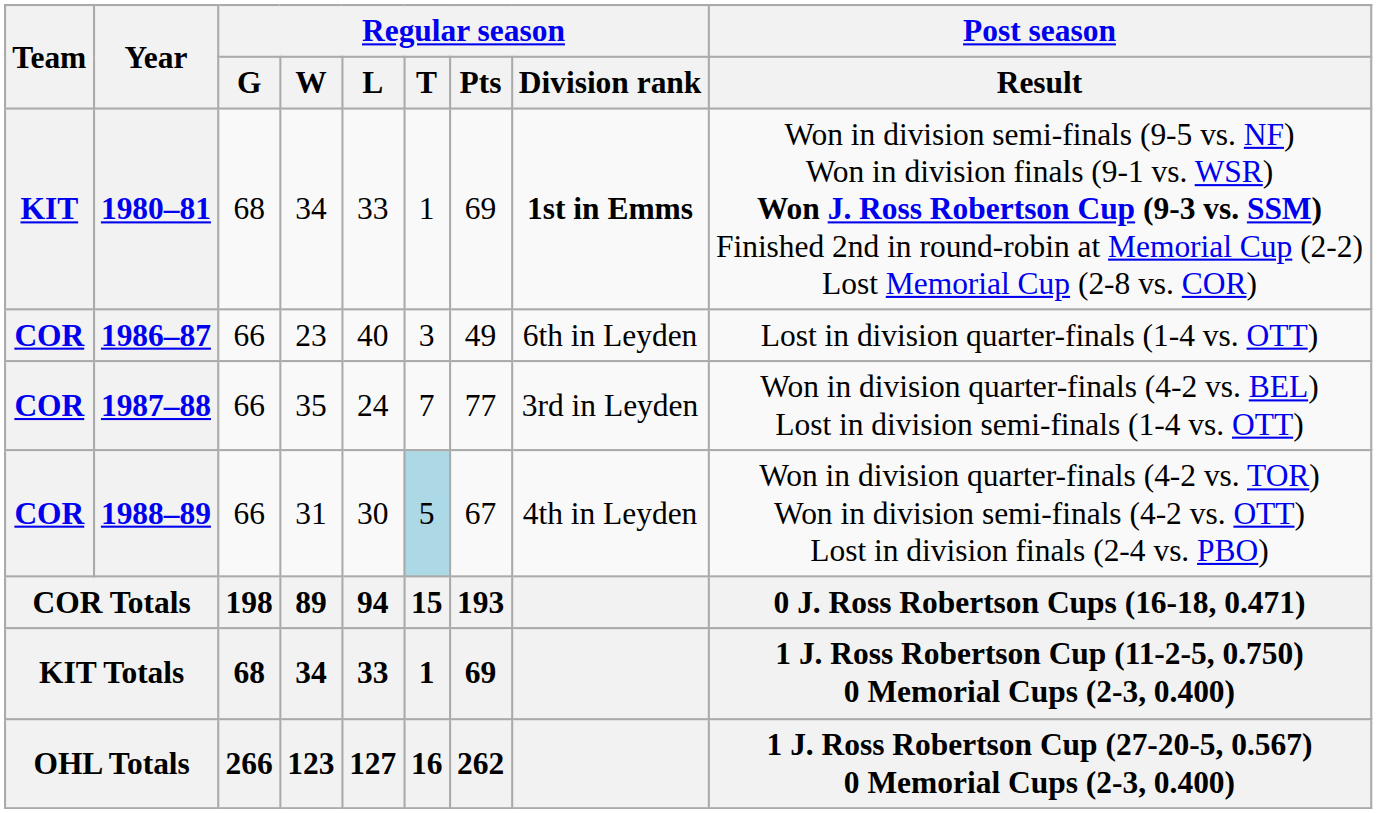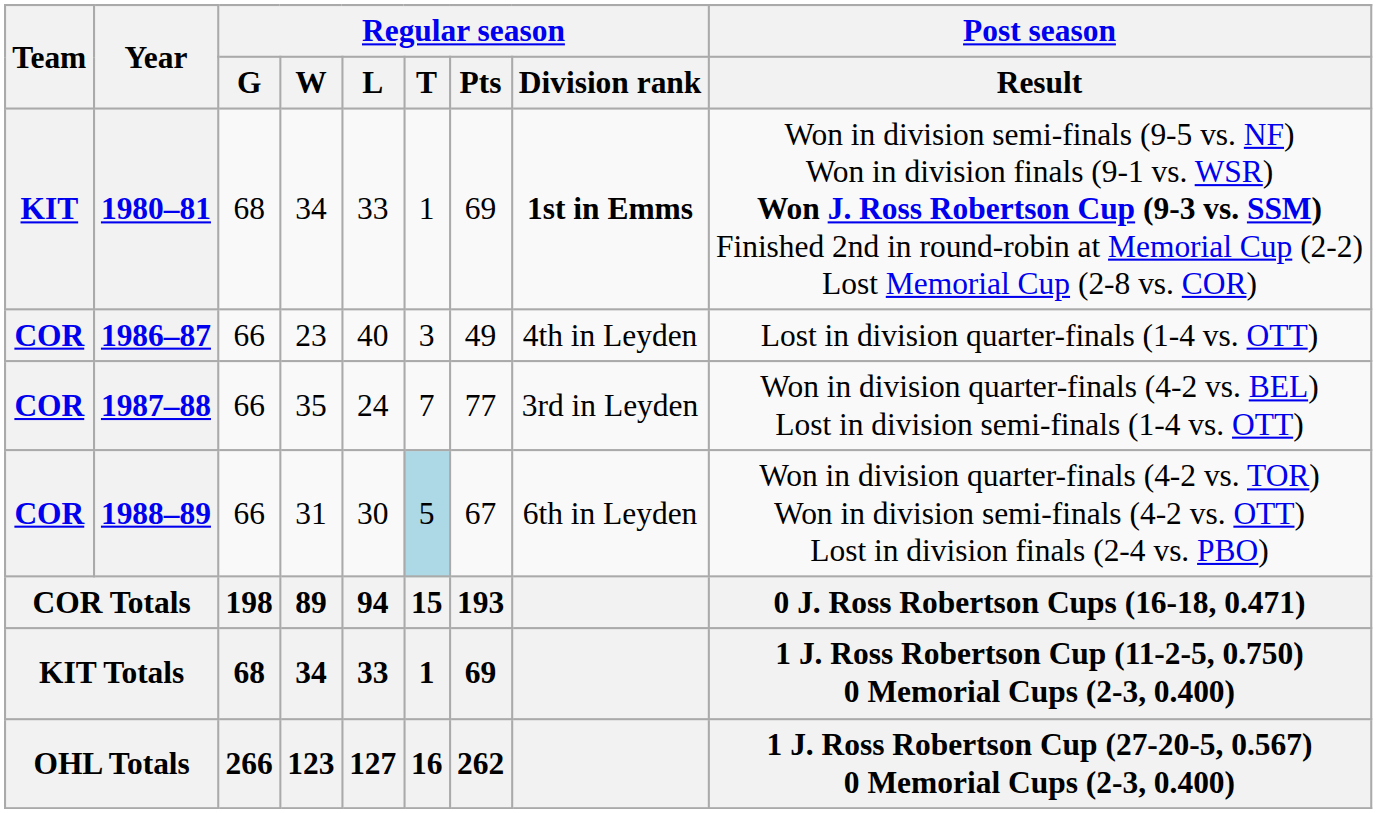(610, 335) 6th in Leyden -> (610, 335) 4th in Leyden
(610, 513) 4th in Leyden -> (610, 513) 6th in Leyden
